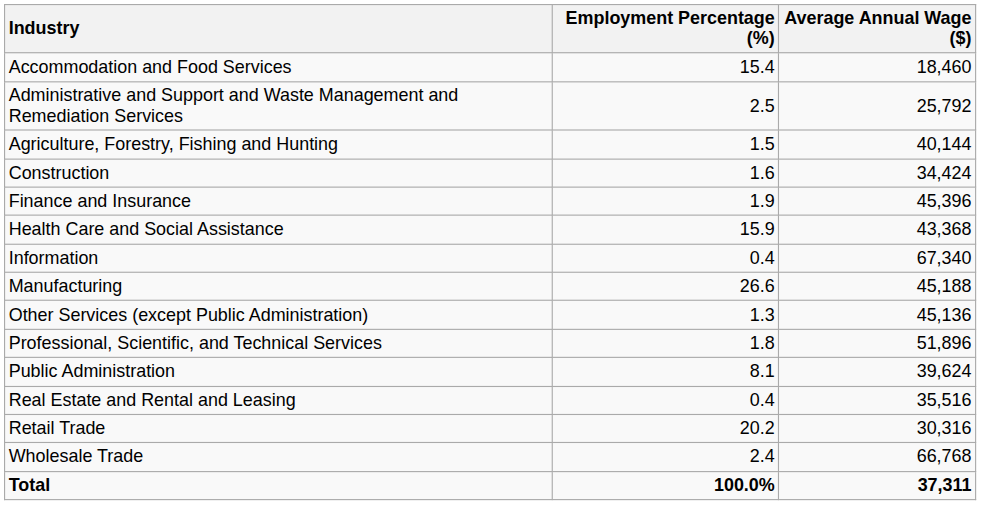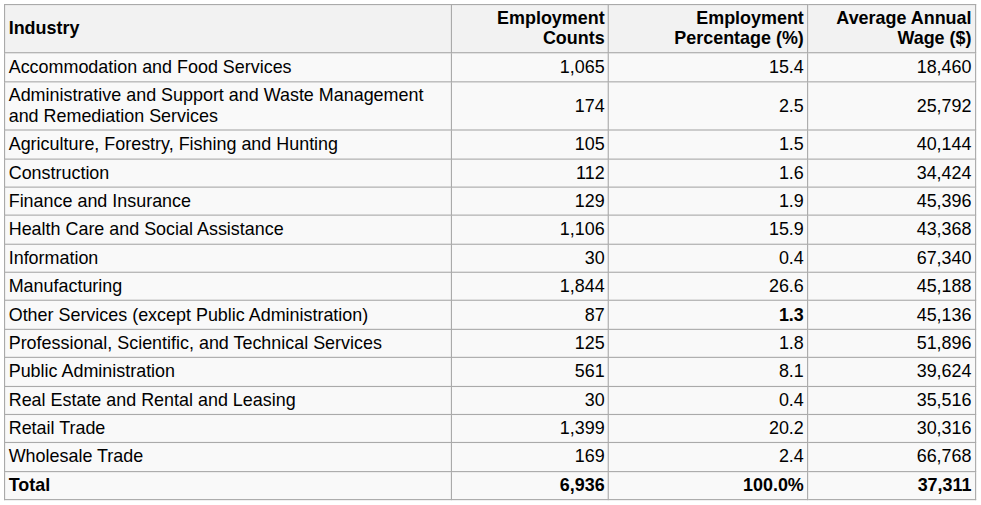+ column: (551, 28)
(762, 314) normal -> (791, 314) bold
